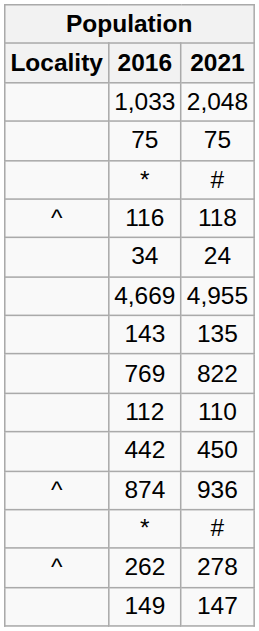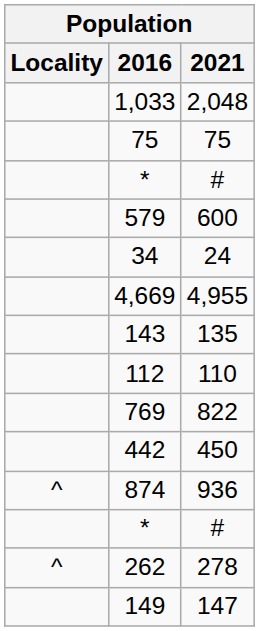- row: (145, 218)
+ row: (145, 218)
rows swapped: (145, 373) <-> (145, 412)
